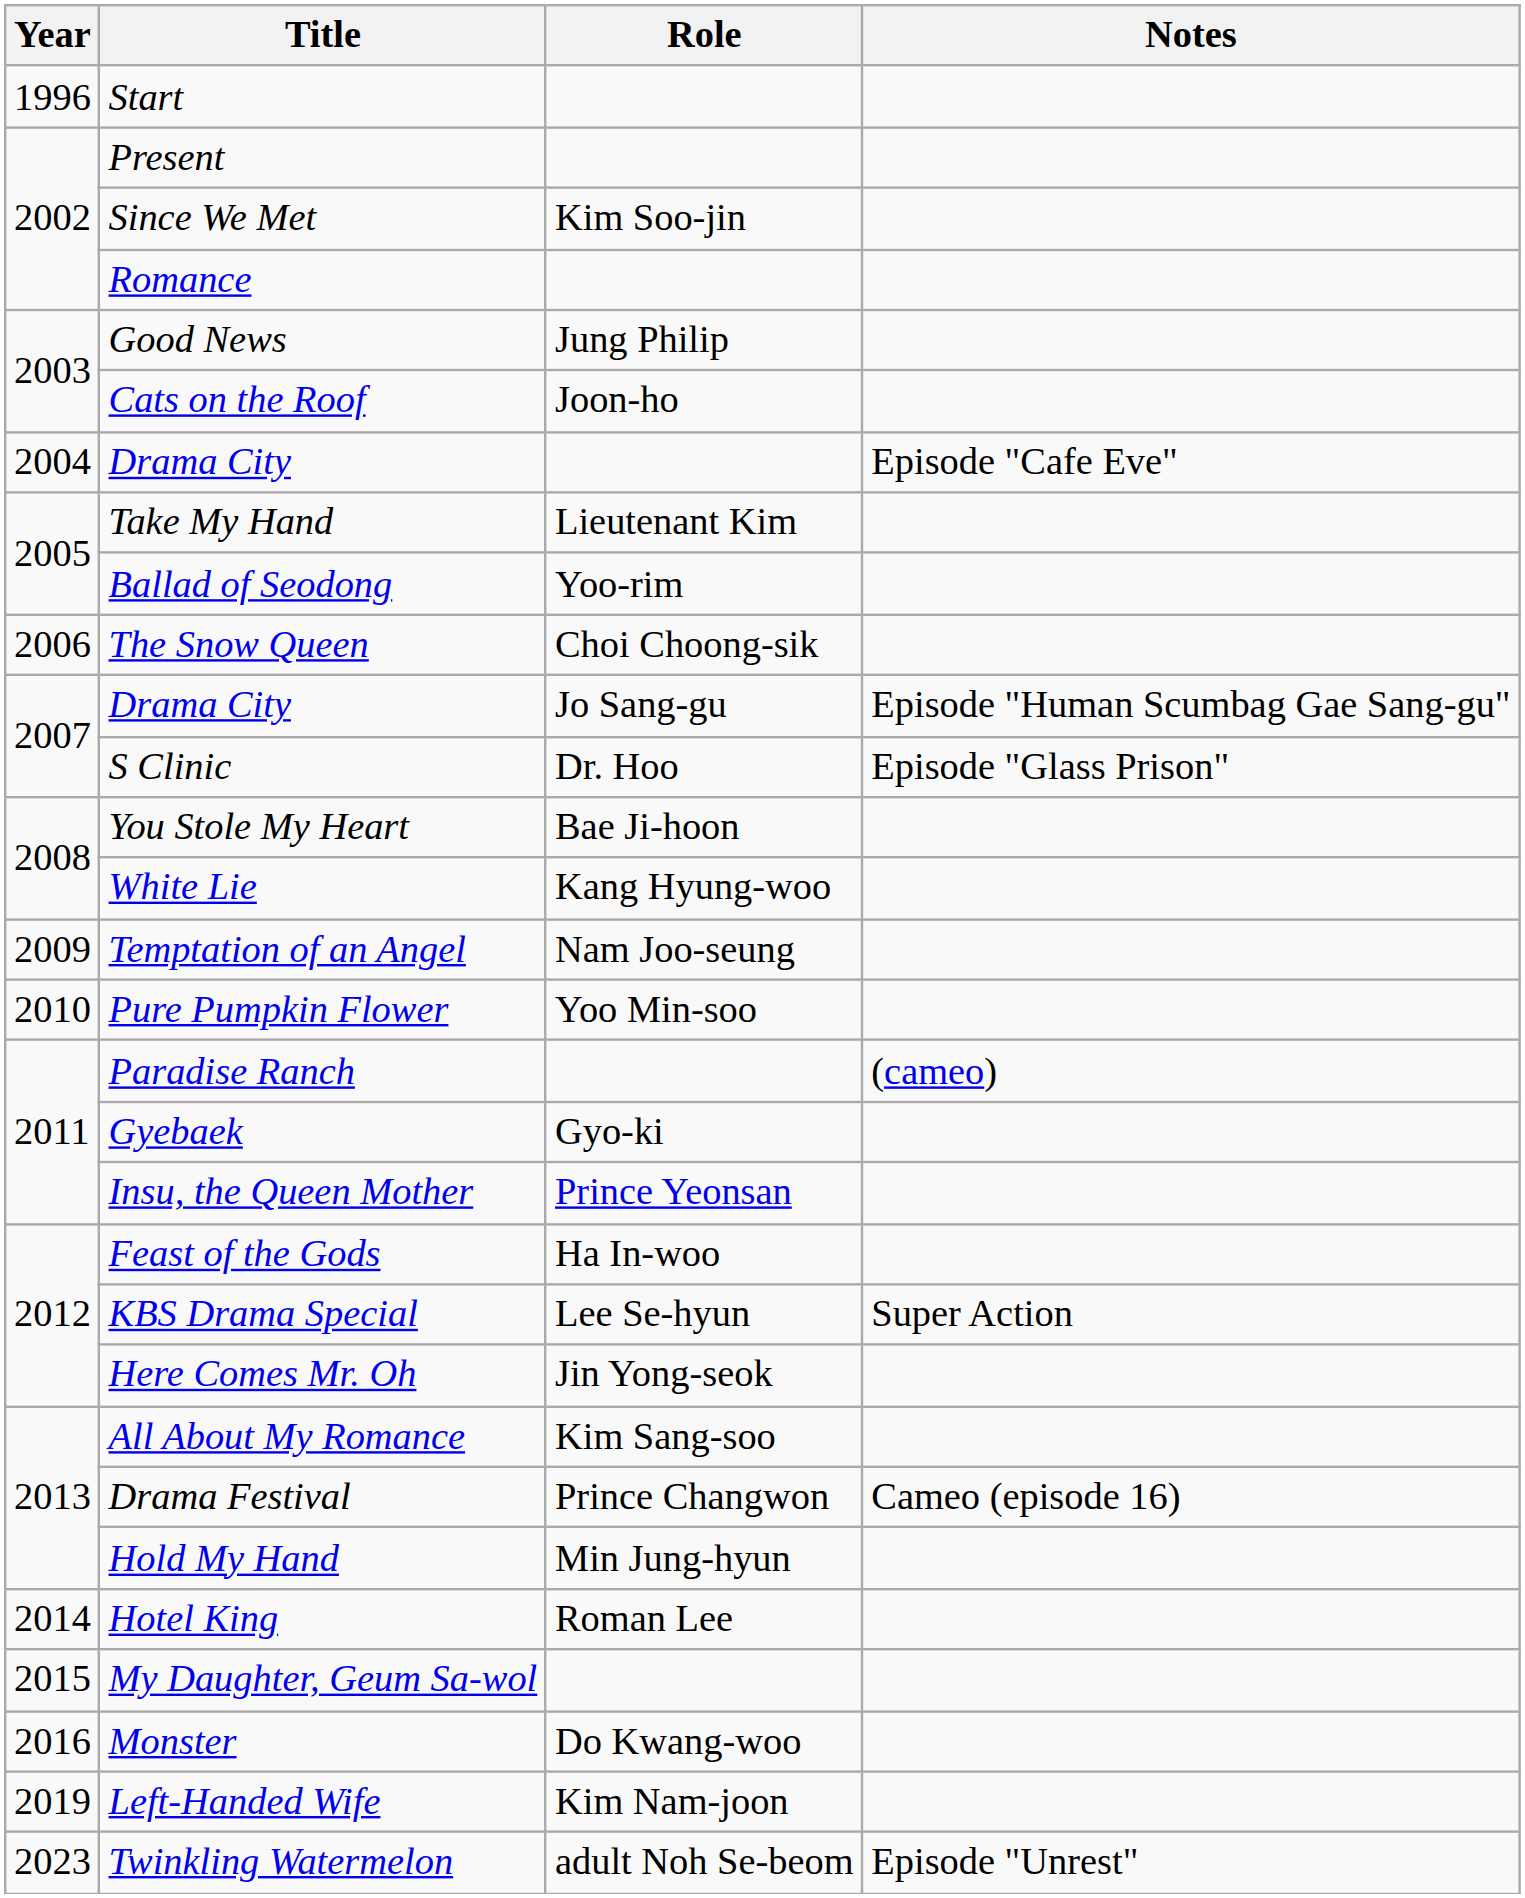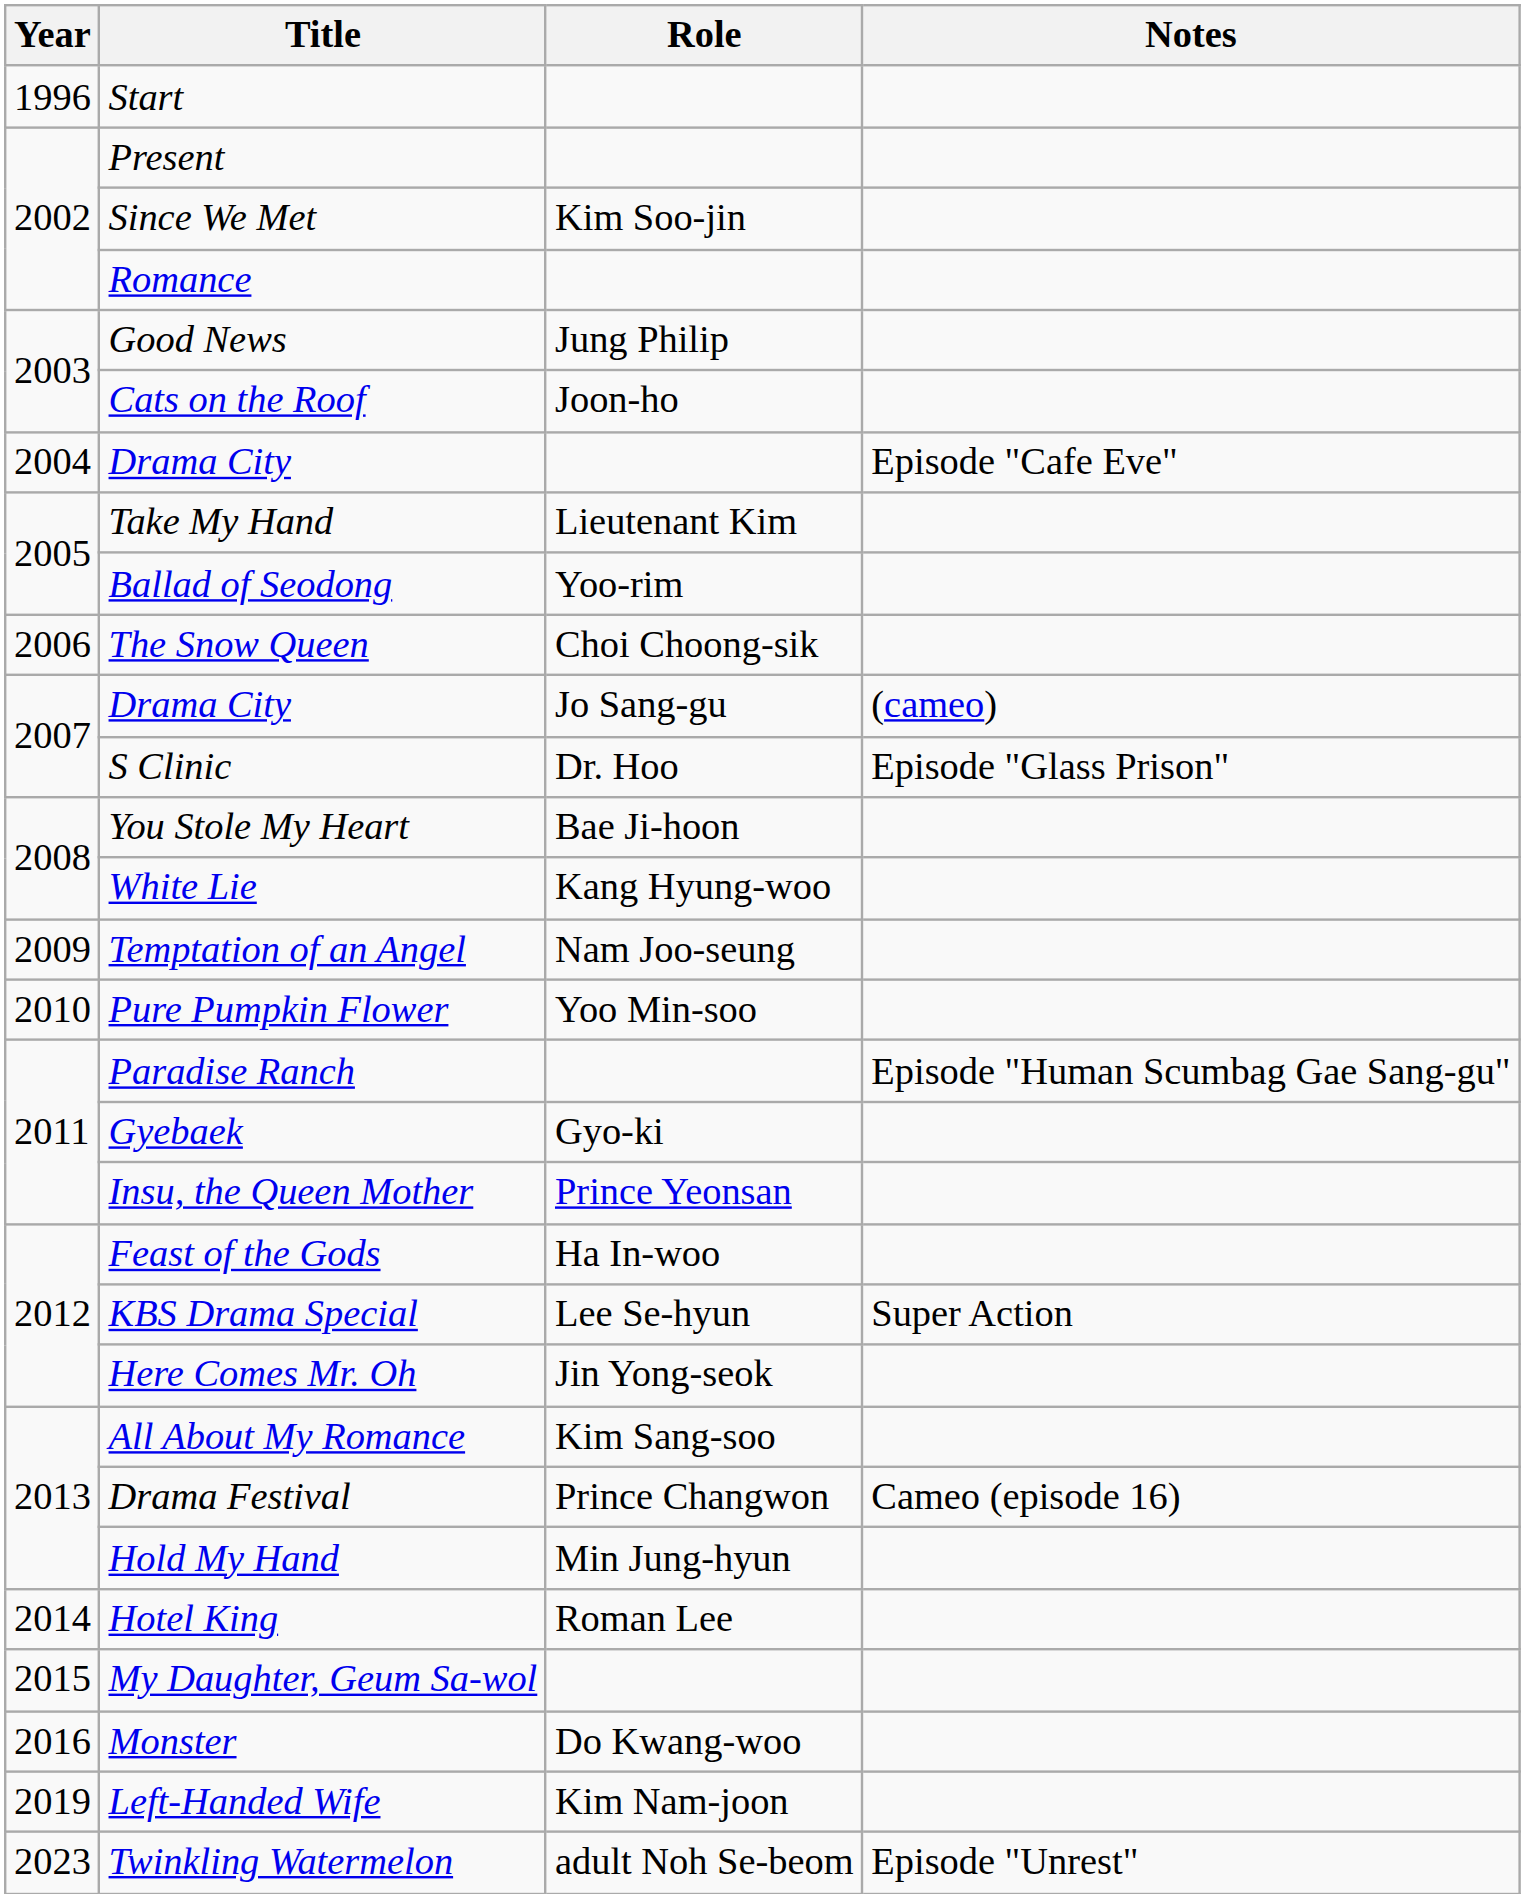(1191, 704) Episode "Human Scumbag Gae Sang-gu" -> (934, 704) (cameo)
(934, 1070) (cameo) -> (1191, 1070) Episode "Human Scumbag Gae Sang-gu"
